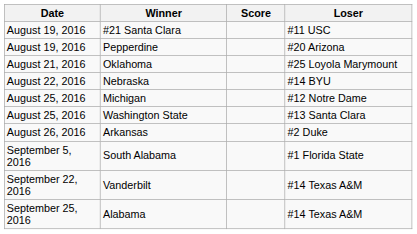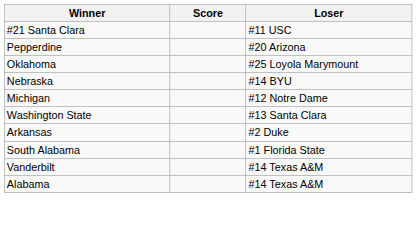- column: (52, 13)
